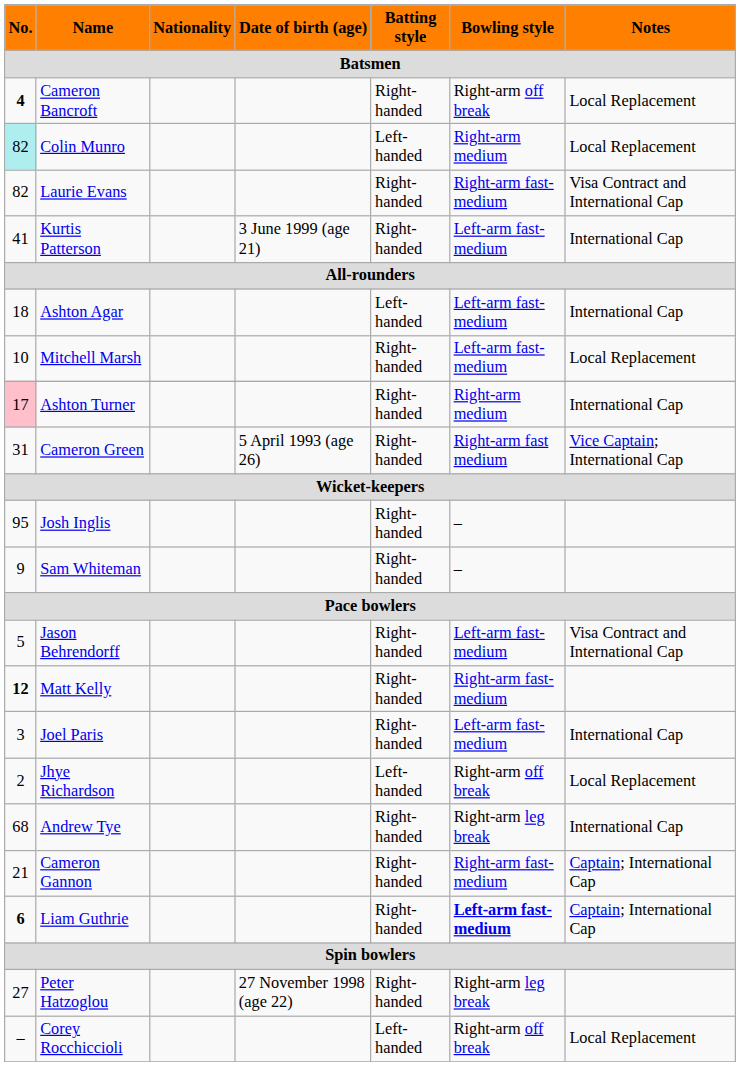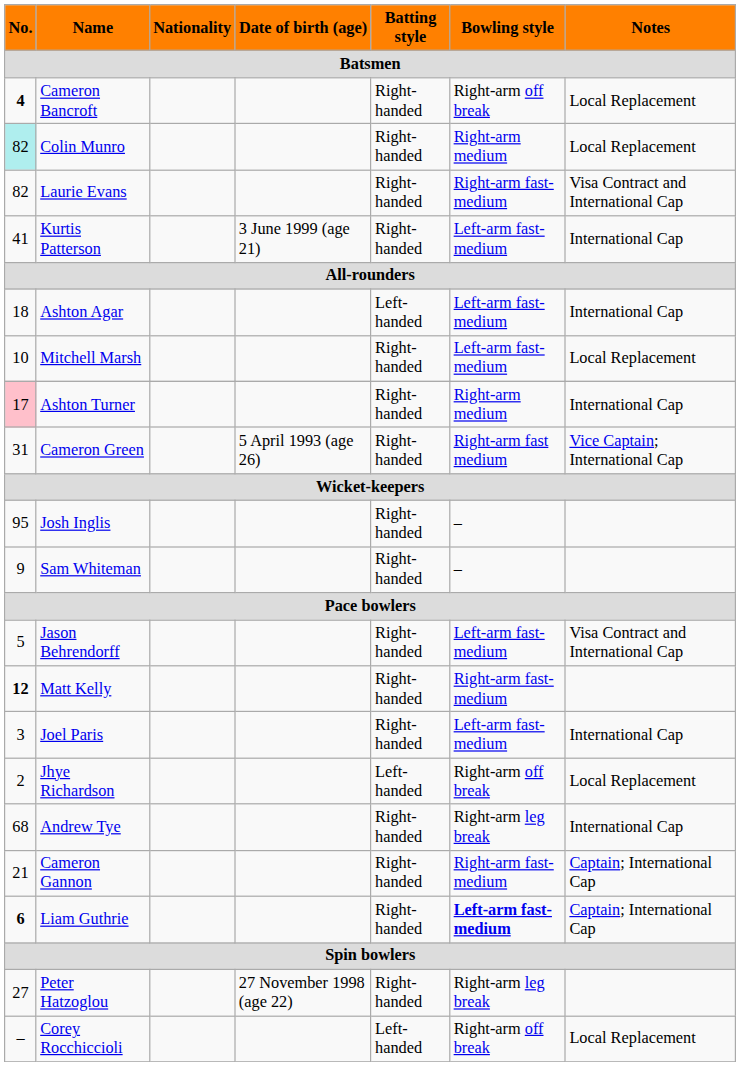(399, 146) Left-handed -> (399, 146) Right-handed
